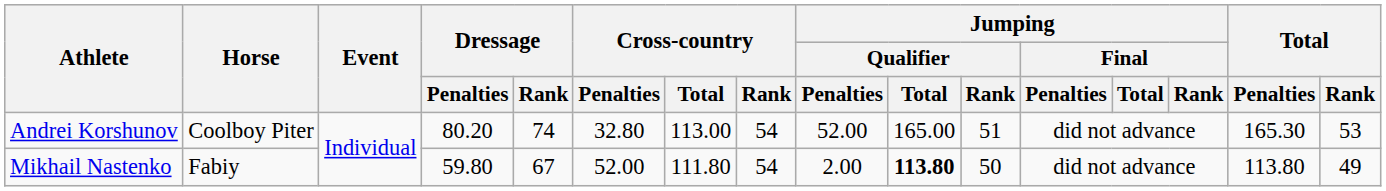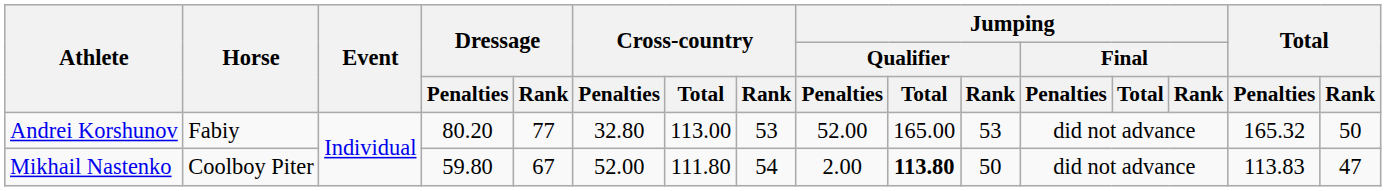(251, 130) Coolboy Piter -> (214, 130) Fabiy
(543, 130) 74 -> (543, 130) 77
(766, 130) 54 -> (766, 130) 53
(990, 130) 51 -> (990, 130) 53
(1274, 130) 165.30 -> (1274, 130) 165.32
(1350, 130) 53 -> (1350, 130) 50
(214, 167) Fabiy -> (251, 167) Coolboy Piter
(1274, 167) 113.80 -> (1274, 167) 113.83
(1350, 167) 49 -> (1350, 167) 47
